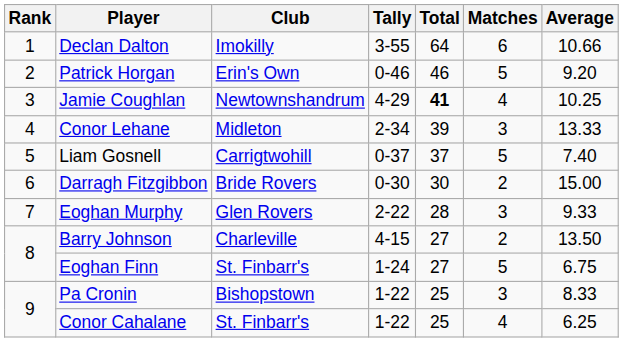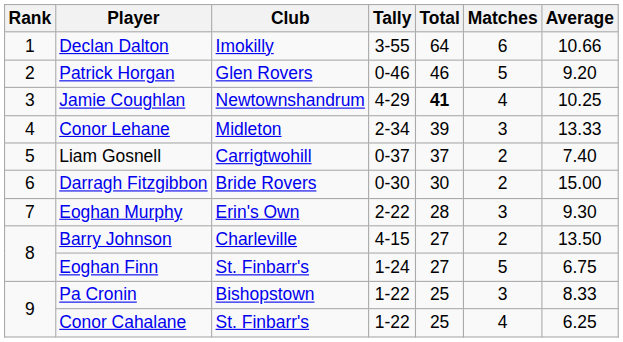(258, 73) Erin's Own -> (264, 73) Glen Rovers
(503, 156) 5 -> (503, 156) 2
(264, 211) Glen Rovers -> (258, 211) Erin's Own
(580, 211) 9.33 -> (580, 211) 9.30
